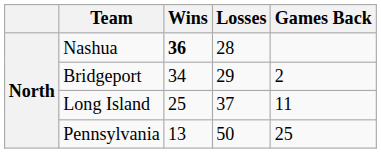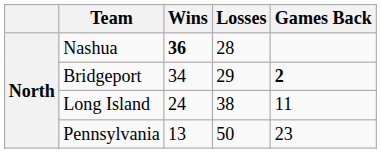(279, 76) normal -> (279, 76) bold
(177, 104) 25 -> (177, 104) 24
(225, 104) 37 -> (225, 104) 38
(284, 133) 25 -> (284, 133) 23
